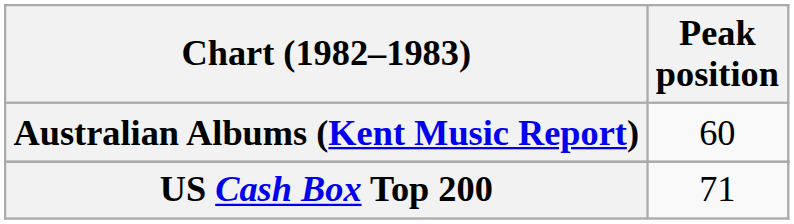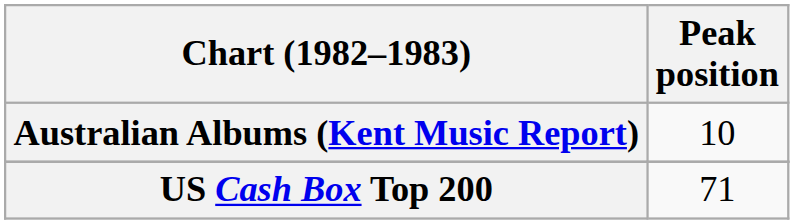(717, 131) 60 -> (717, 131) 10
